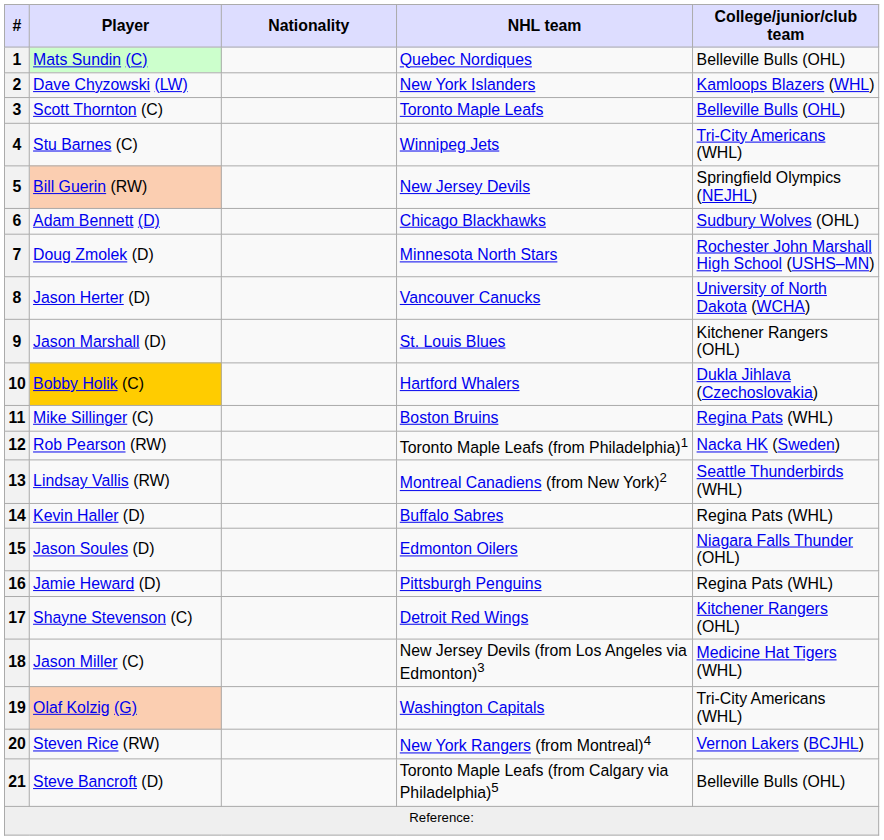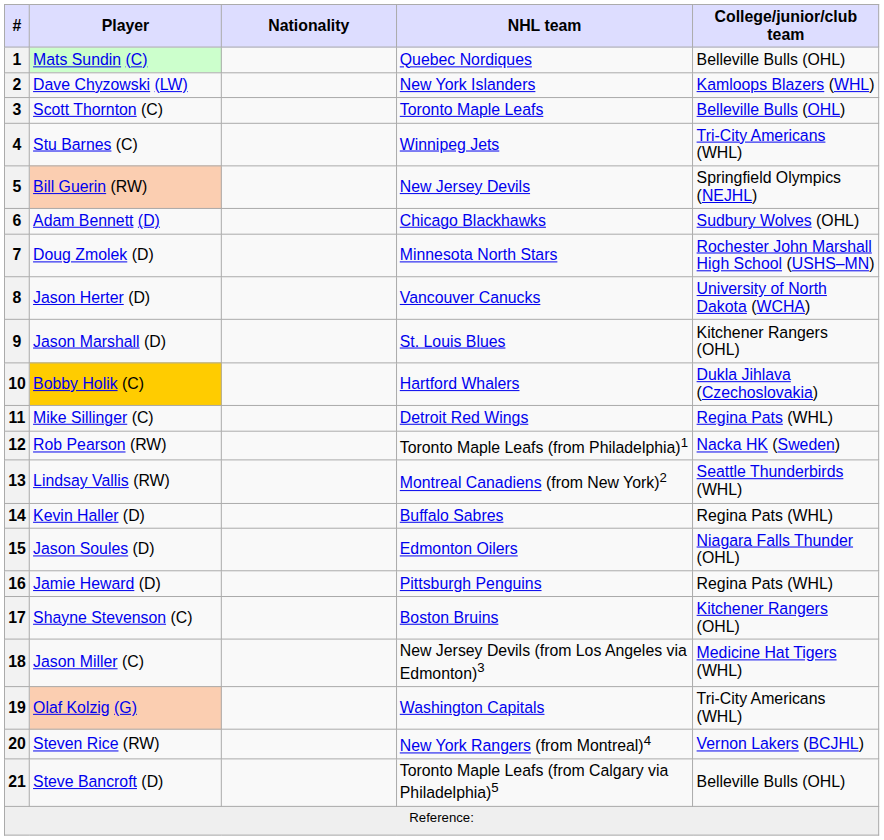(449, 418) Boston Bruins -> (464, 418) Detroit Red Wings
(464, 617) Detroit Red Wings -> (449, 617) Boston Bruins
